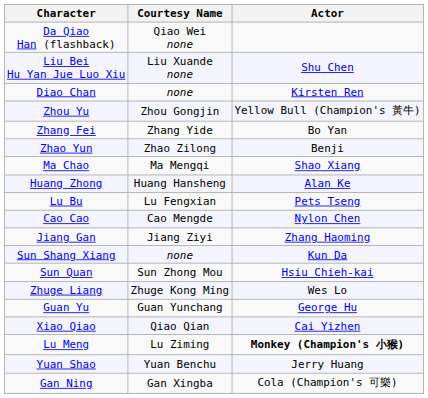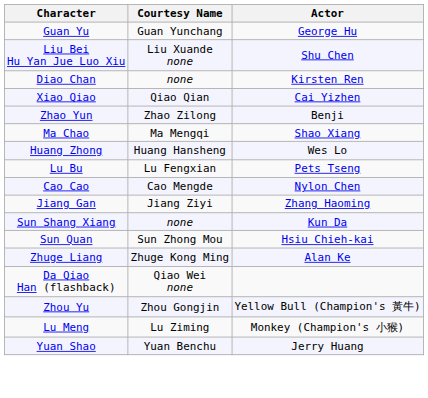rows swapped: (66, 308) <-> (66, 37)
rows swapped: (66, 326) <-> (66, 111)
- row: (66, 130)
(327, 183) Alan Ke -> (327, 151) Wes Lo
(327, 290) Wes Lo -> (327, 257) Alan Ke
(327, 344) bold -> (327, 327) normal
- row: (66, 383)
